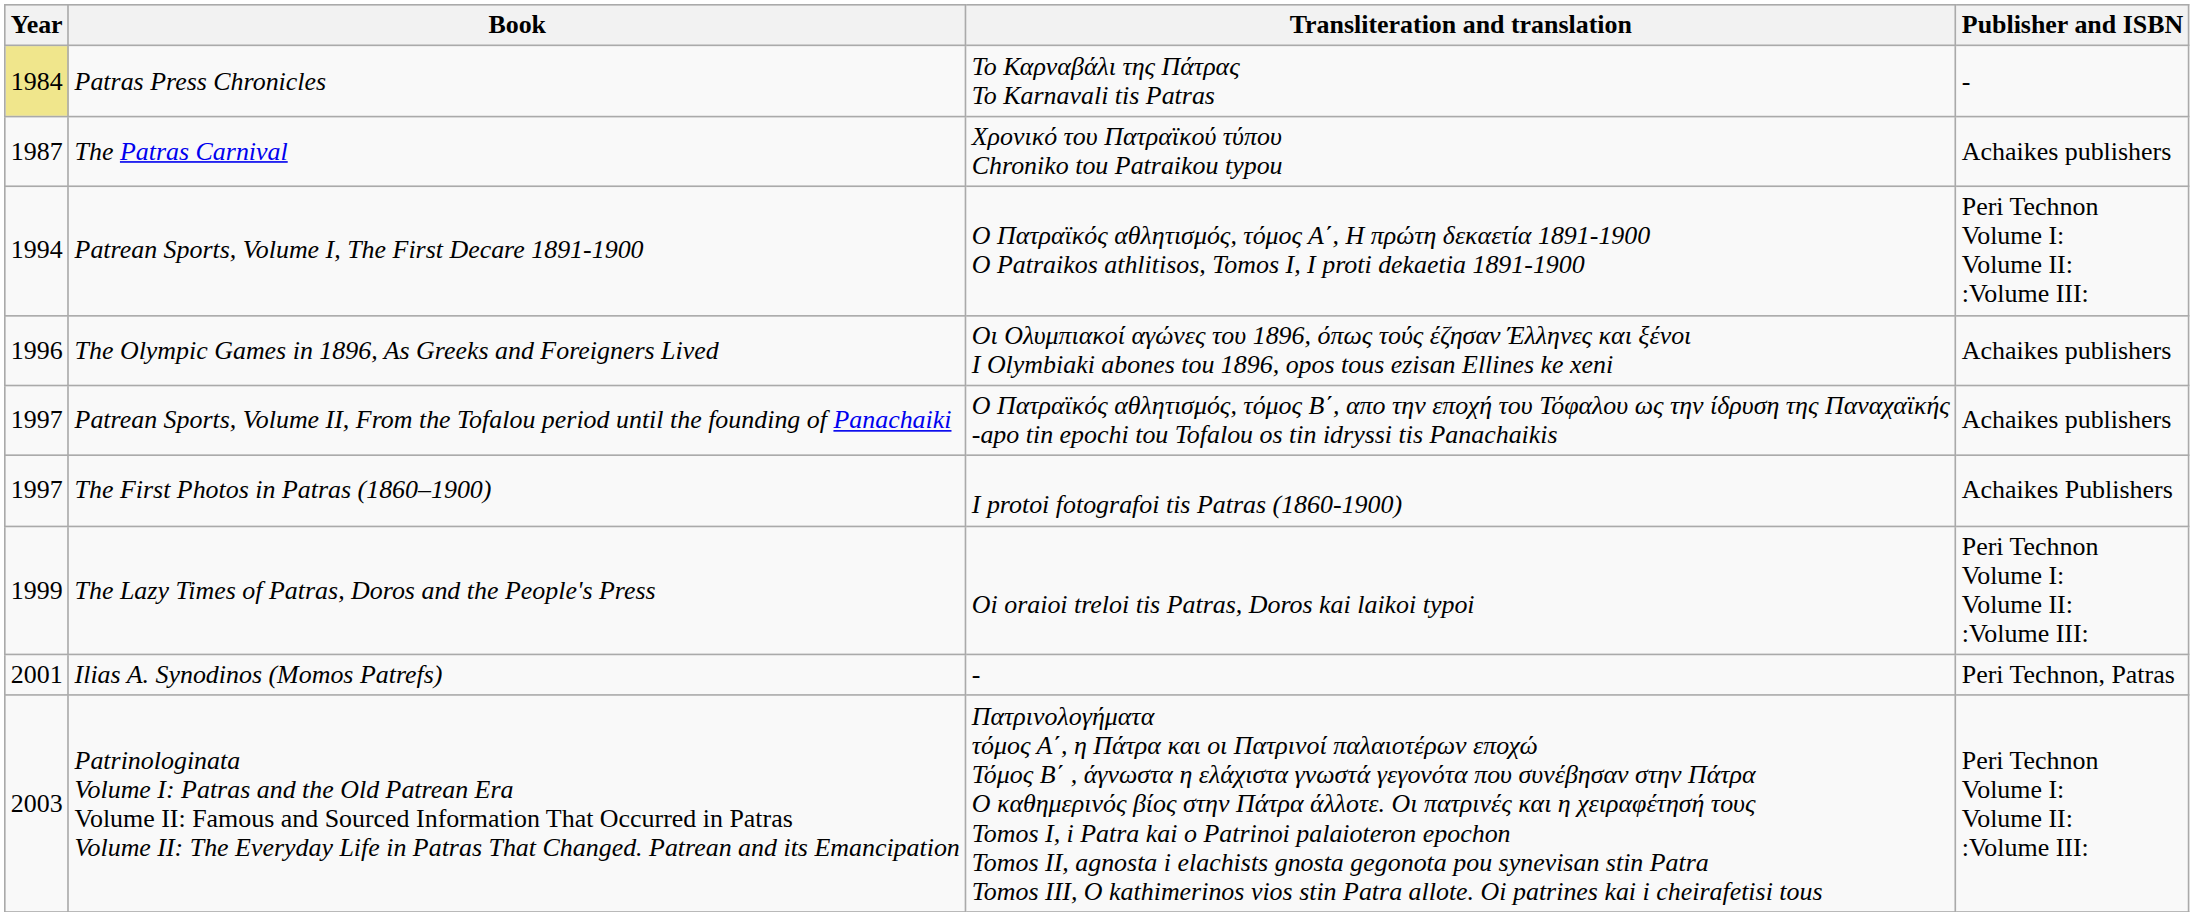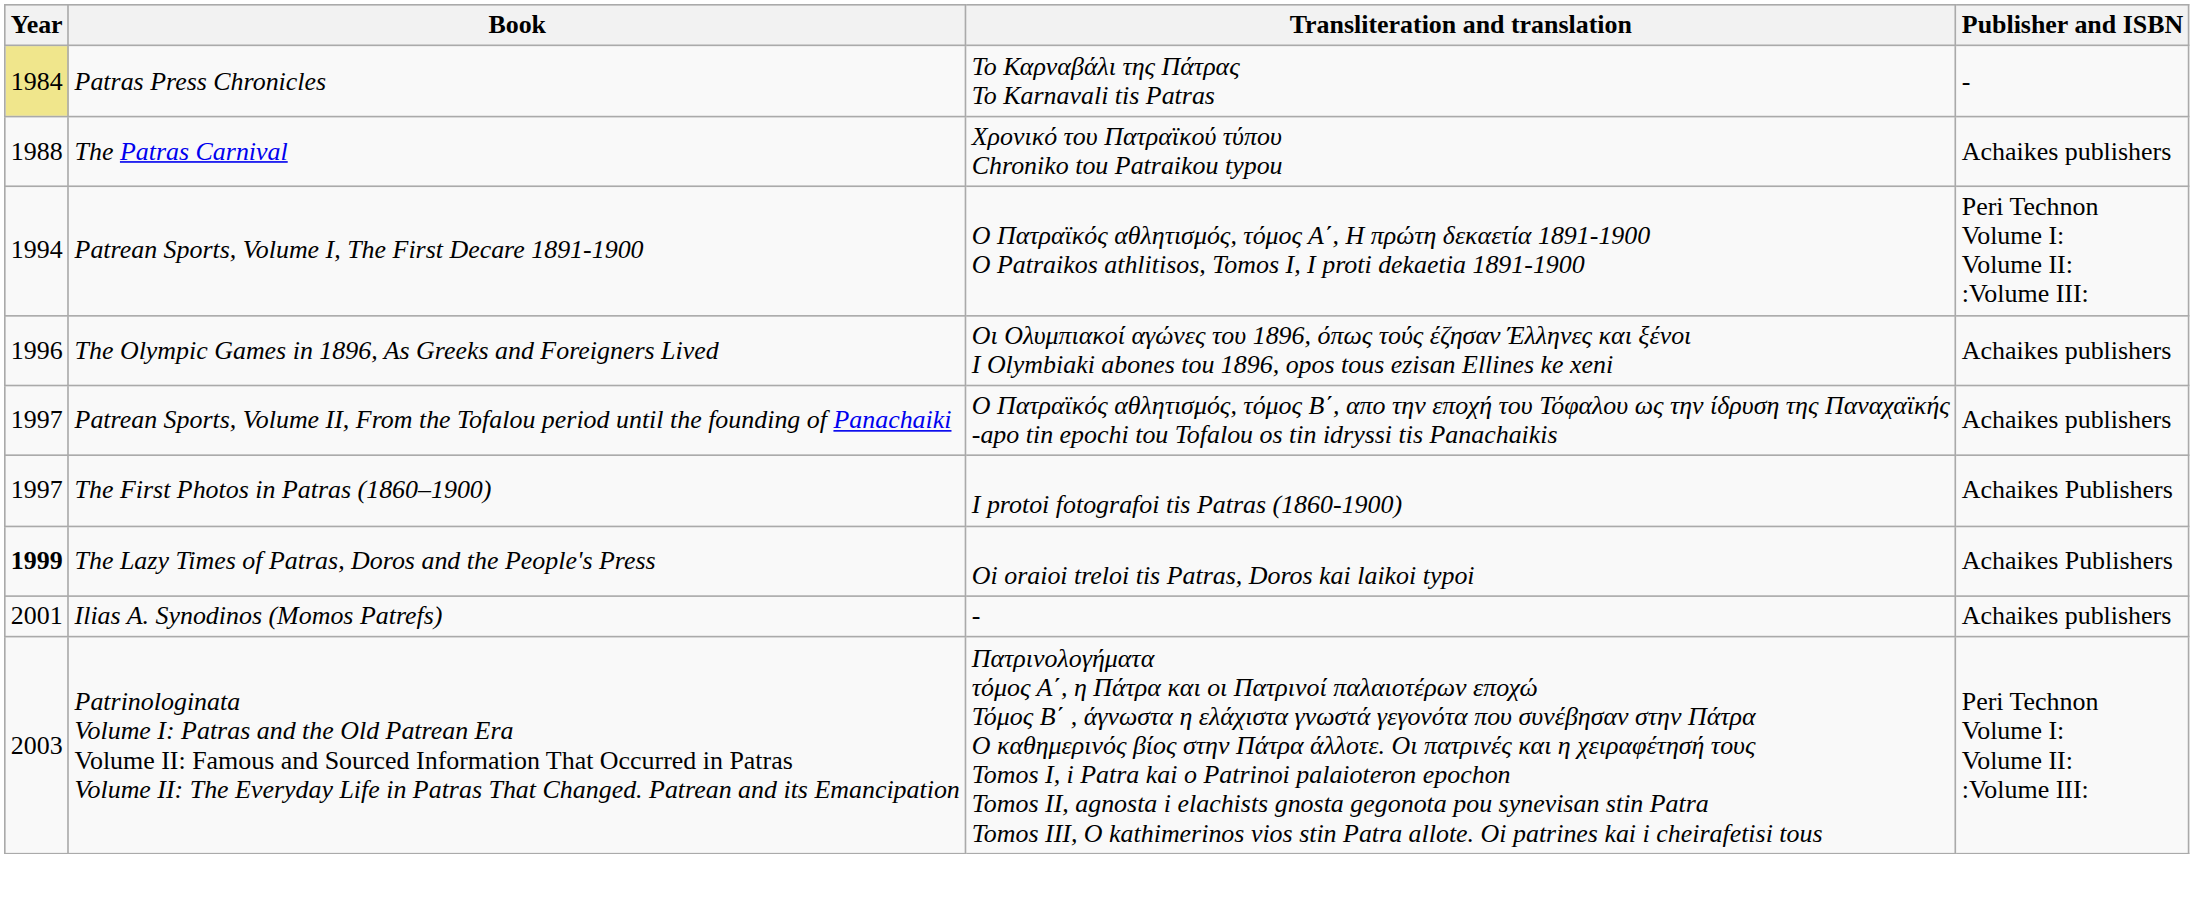(37, 151) 1987 -> (37, 151) 1988
(37, 589) normal -> (37, 560) bold
(2030, 589) Peri Technon Volume I: Volume II: :Volume III: -> (2067, 560) Achaikes Publishers
(2068, 674) Peri Technon, Patras -> (2067, 616) Achaikes publishers
